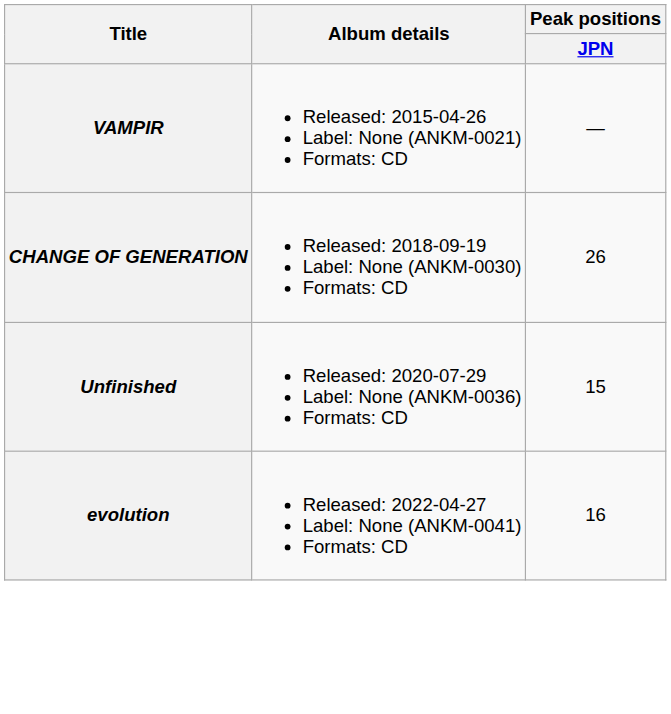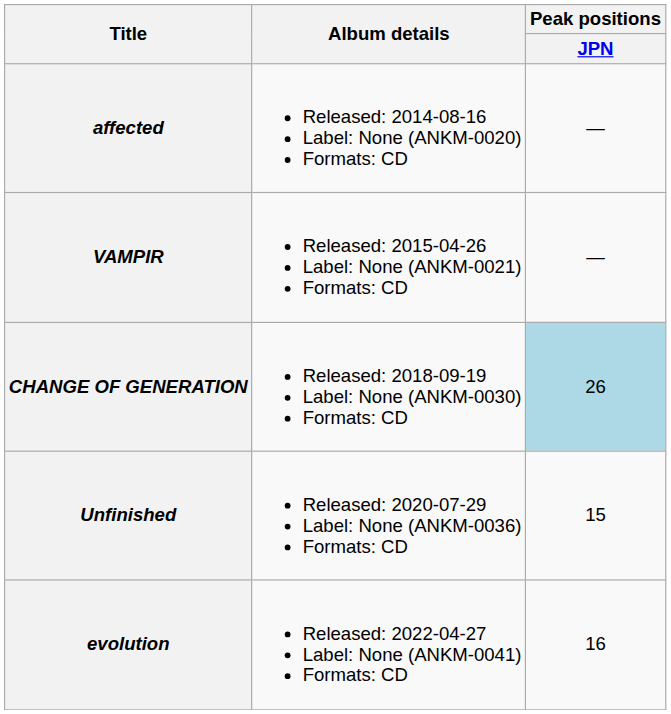+ row: (128, 127)
(595, 257) no background -> (595, 386) lightblue background
